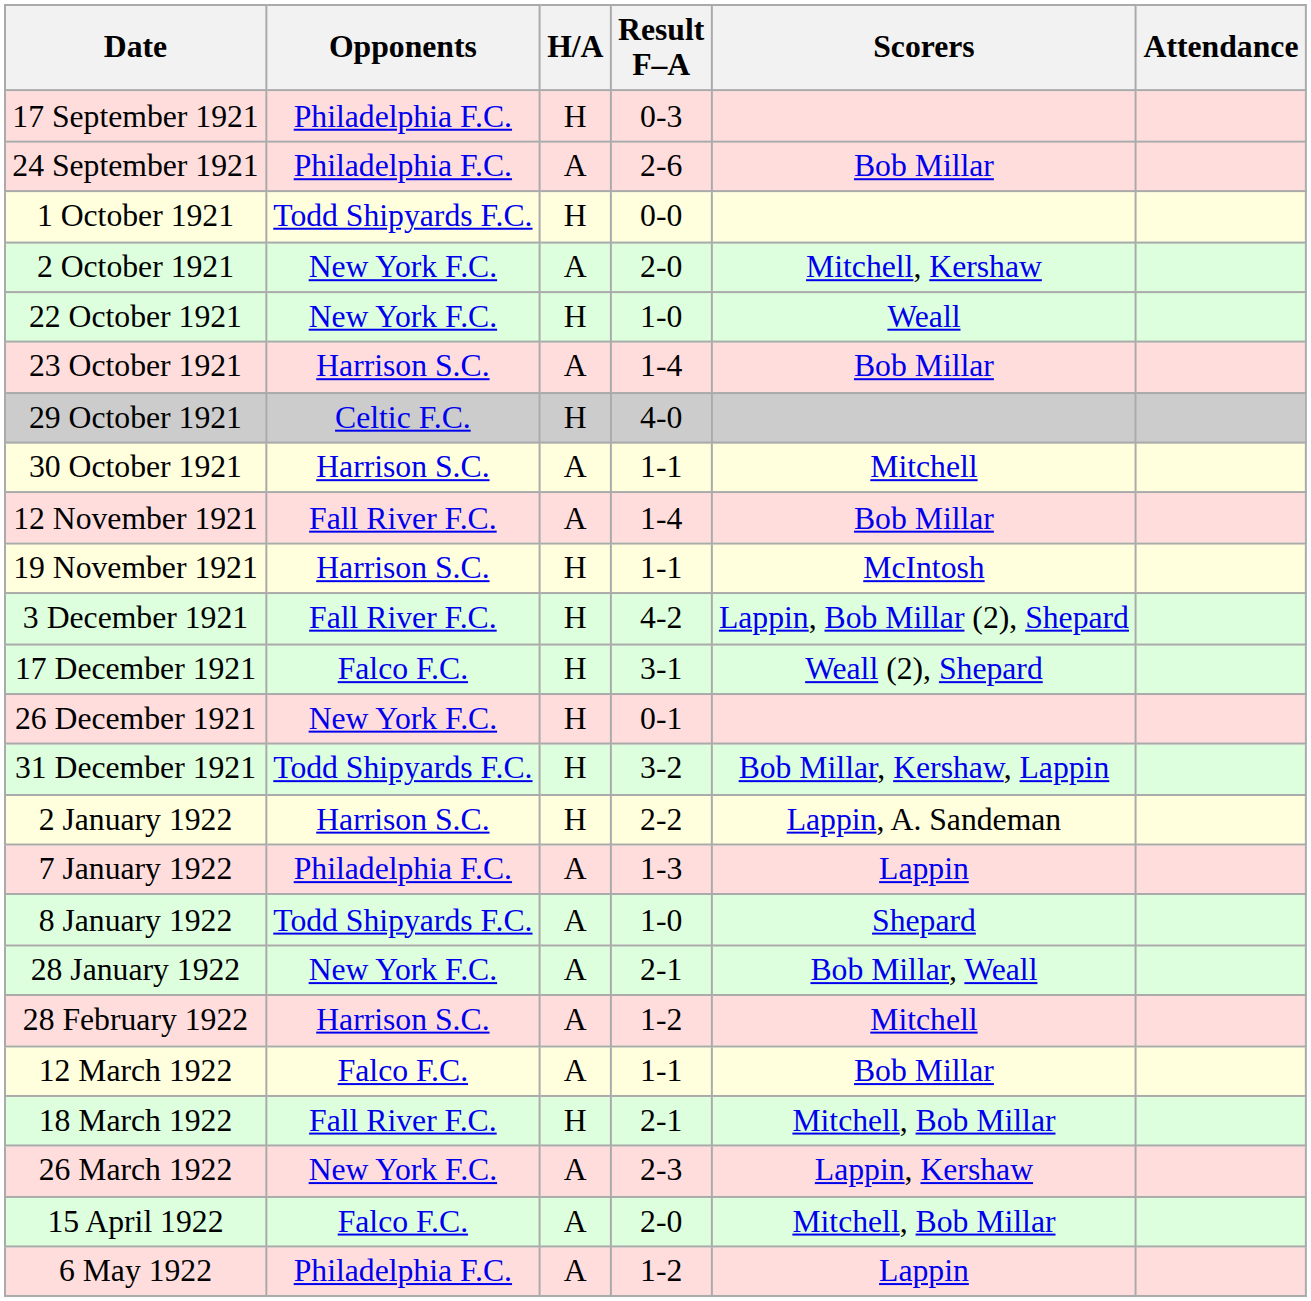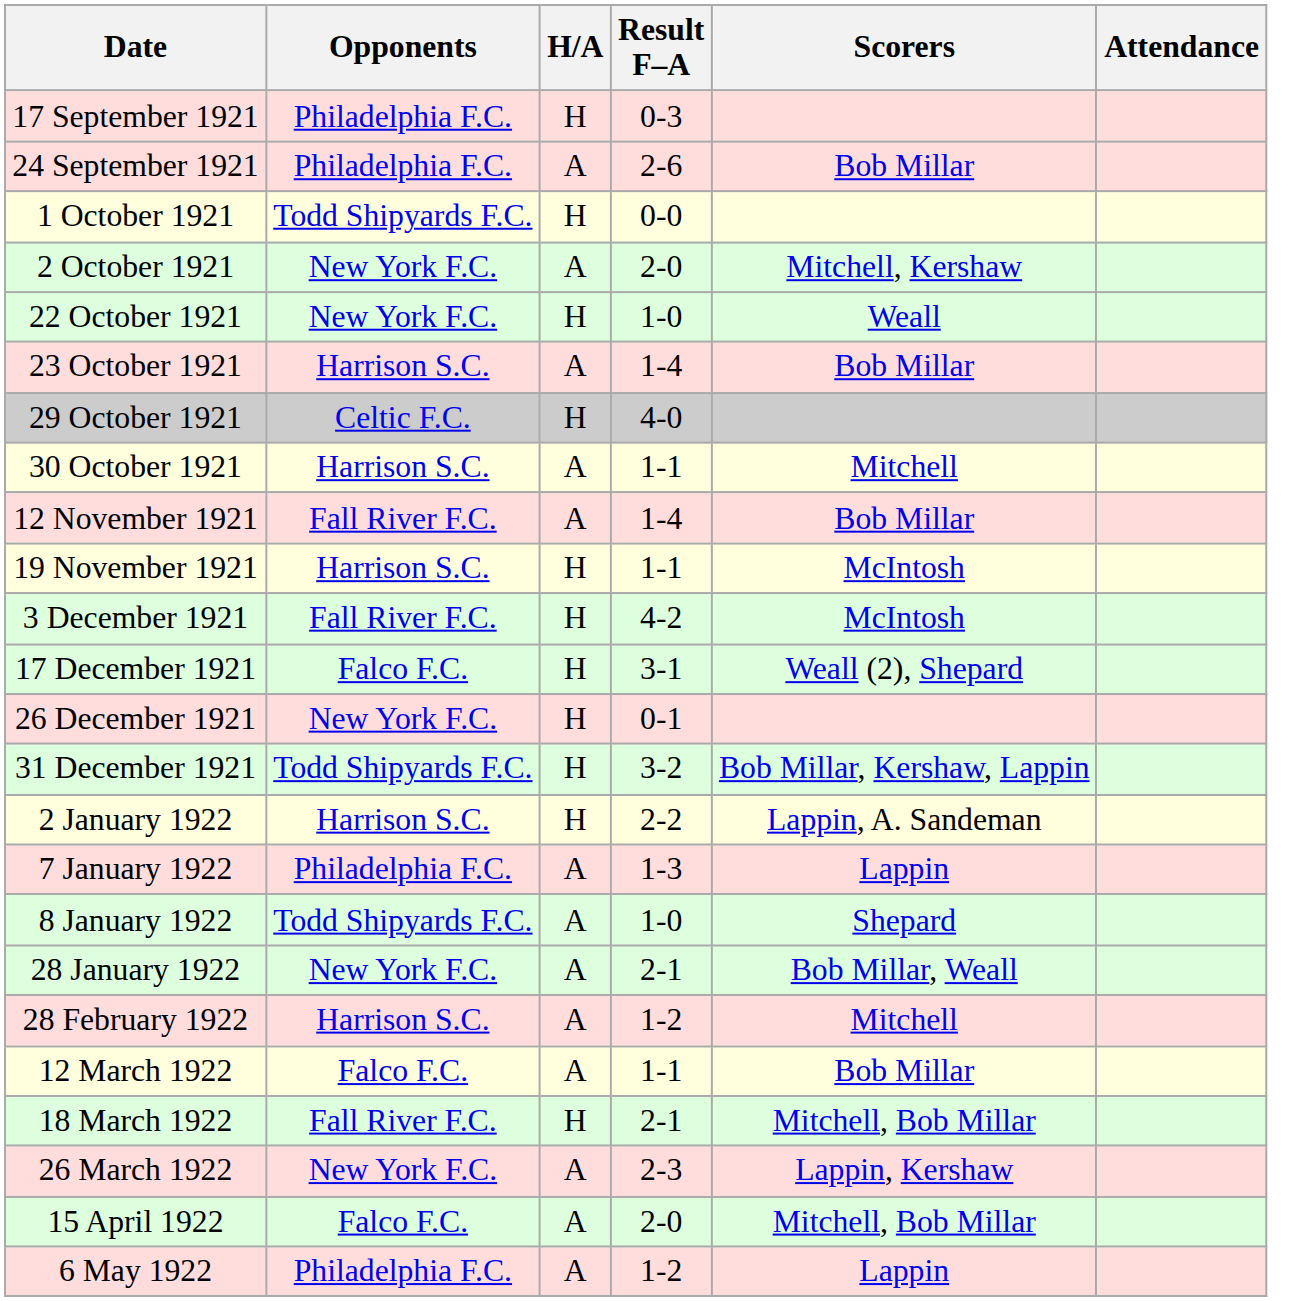(924, 617) Lappin, Bob Millar (2), Shepard -> (904, 617) McIntosh
